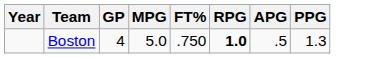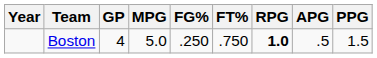+ column: (191, 17)
(316, 41) 1.3 -> (358, 41) 1.5
